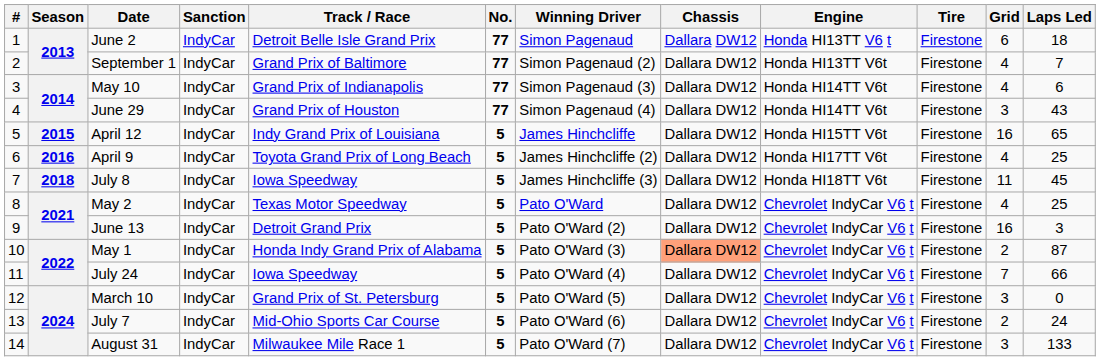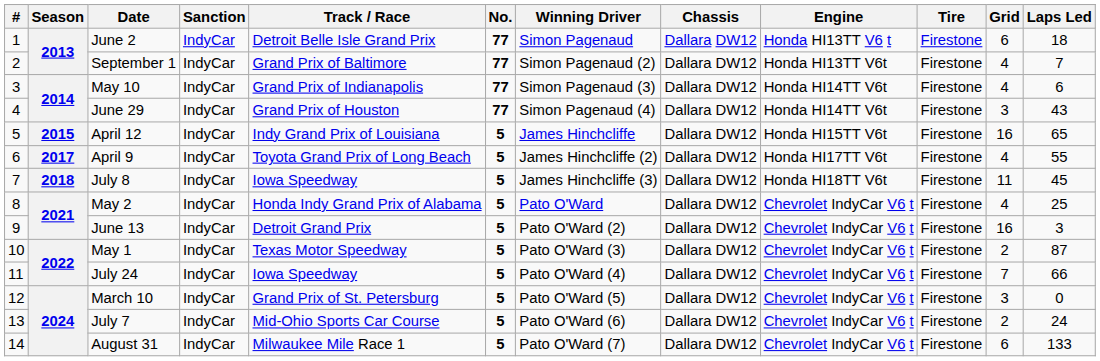(58, 157) 2016 -> (58, 157) 2017
(1059, 157) 25 -> (1059, 157) 55
(330, 204) Texas Motor Speedway -> (367, 204) Honda Indy Grand Prix of Alabama
(367, 251) Honda Indy Grand Prix of Alabama -> (330, 251) Texas Motor Speedway
(711, 251) lightsalmon background -> (711, 251) no background
(1005, 345) 3 -> (1005, 345) 6
